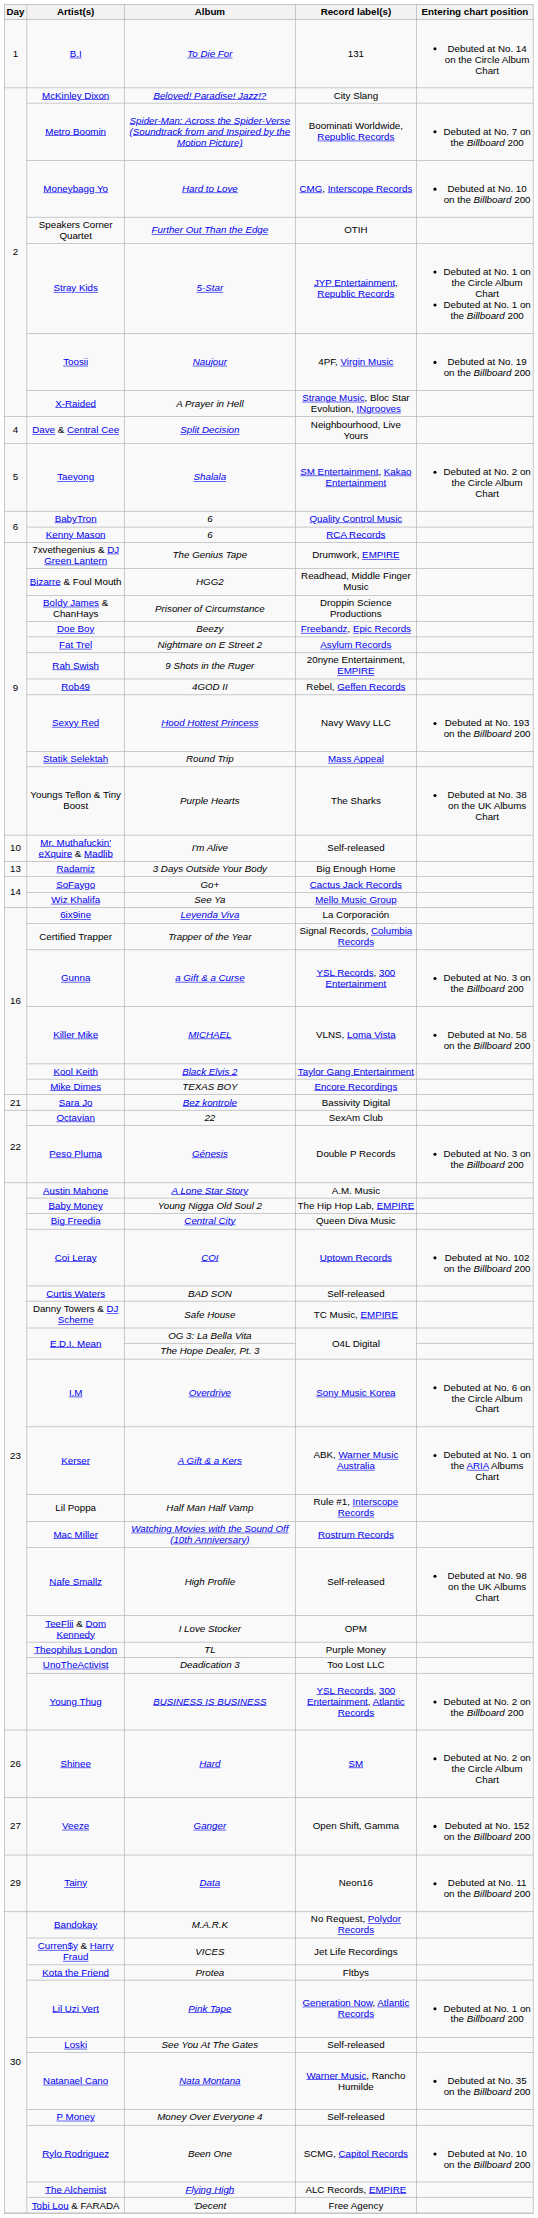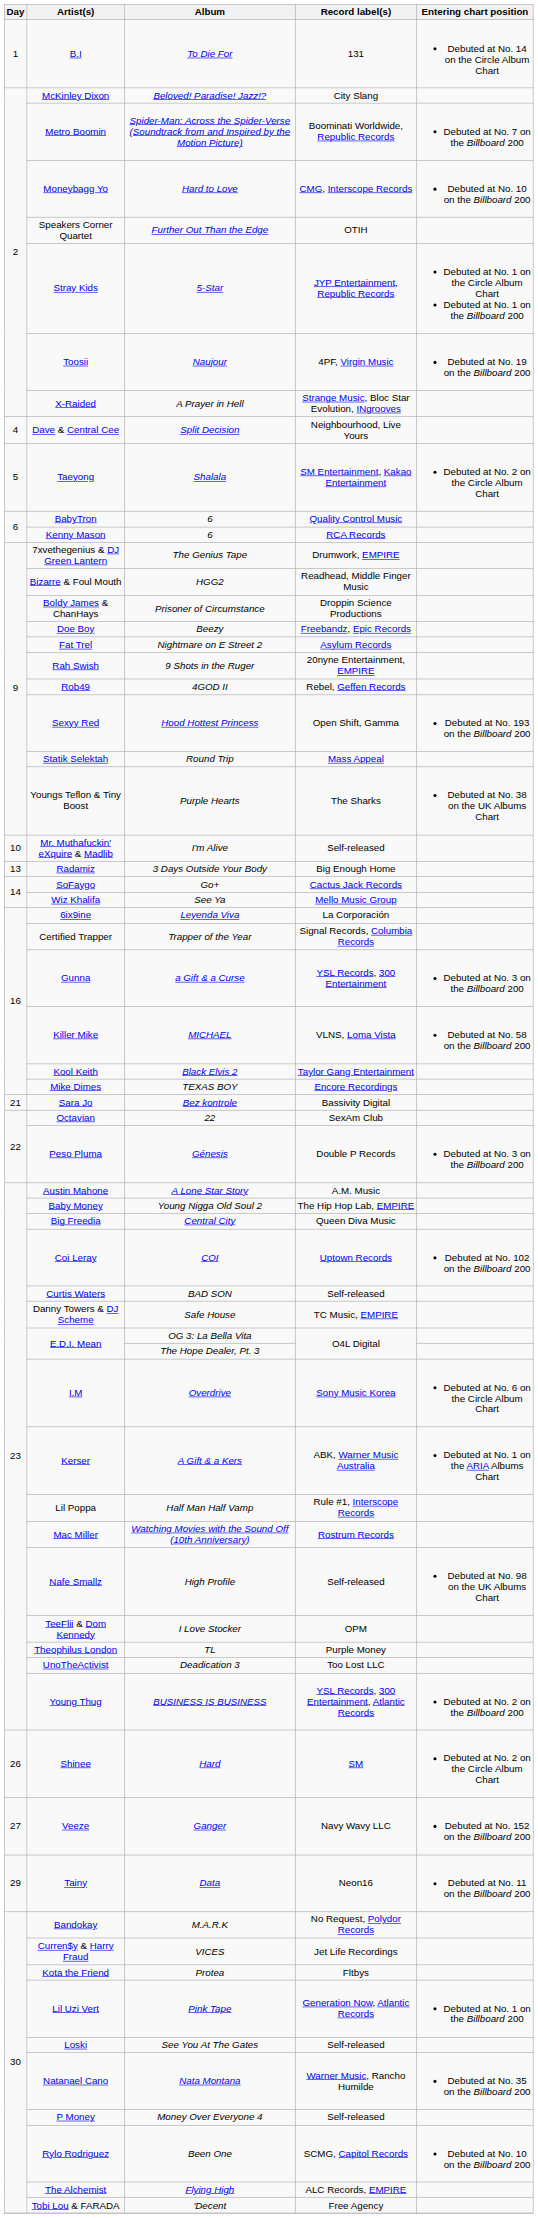(356, 723) Navy Wavy LLC -> (356, 723) Open Shift, Gamma
(356, 1826) Open Shift, Gamma -> (356, 1826) Navy Wavy LLC
